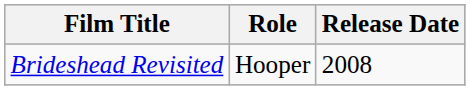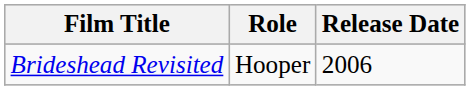(347, 64) 2008 -> (347, 64) 2006
